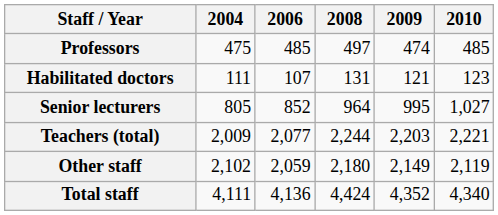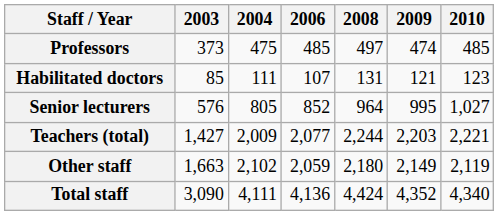+ column: (201, 18)
